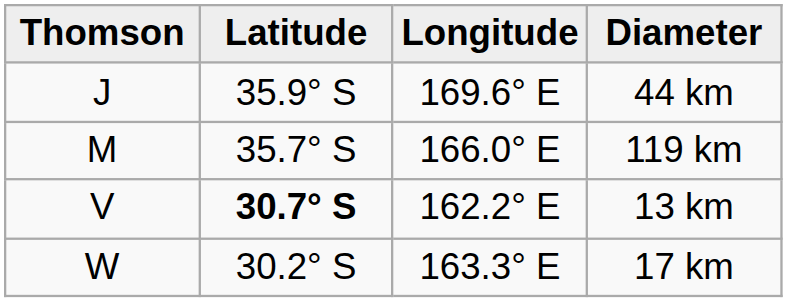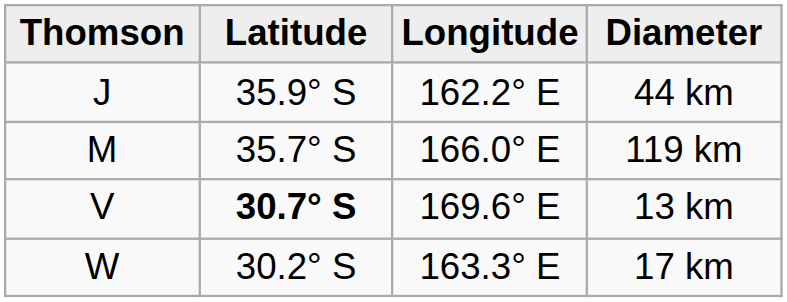(490, 91) 169.6° E -> (490, 91) 162.2° E
(490, 207) 162.2° E -> (490, 207) 169.6° E
